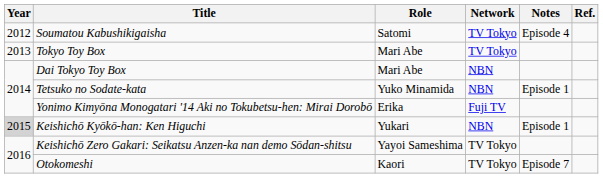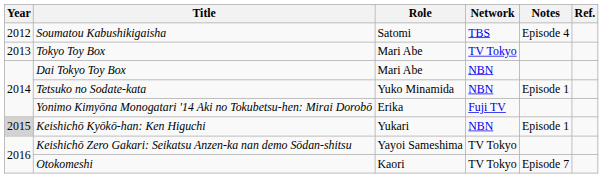(492, 32) TV Tokyo -> (479, 32) TBS
